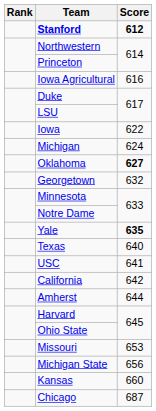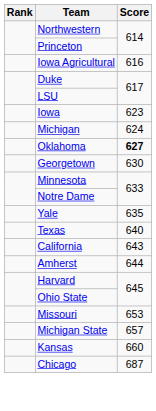- row: (59, 29)
(134, 130) 622 -> (134, 113) 623
(134, 180) 632 -> (134, 163) 630
(134, 230) bold -> (134, 213) normal
- row: (49, 264)
(134, 280) 642 -> (134, 247) 643
(134, 364) 656 -> (134, 331) 657
